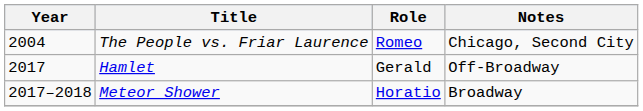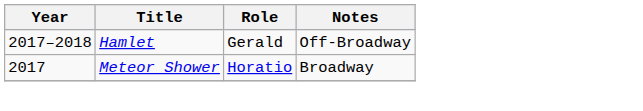- row: (234, 42)
(27, 68) 2017 -> (50, 42) 2017–2018
(50, 93) 2017–2018 -> (27, 68) 2017
